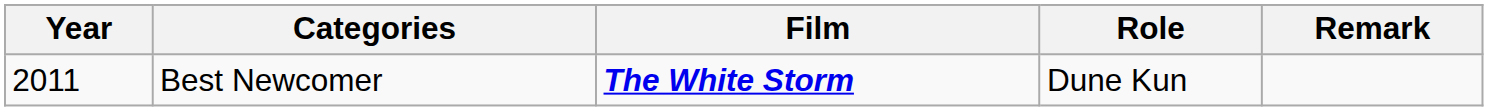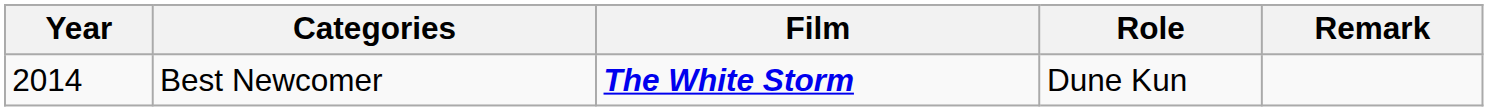(46, 79) 2011 -> (47, 79) 2014
